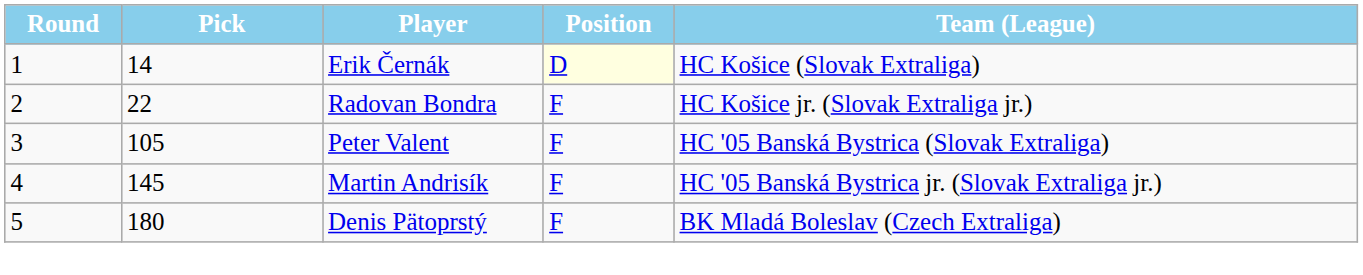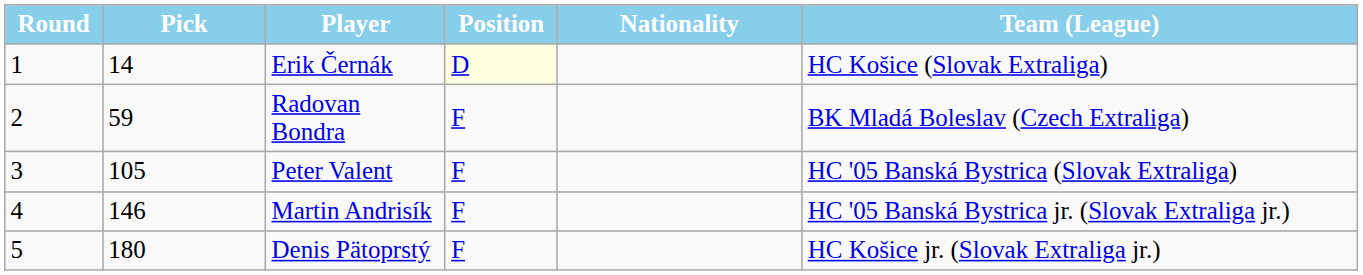+ column: (679, 24)
(140, 103) 22 -> (121, 117) 59
(856, 103) HC Košice jr. (Slovak Extraliga jr.) -> (998, 117) BK Mladá Boleslav (Czech Extraliga)
(146, 182) 145 -> (127, 210) 146
(870, 222) BK Mladá Boleslav (Czech Extraliga) -> (984, 250) HC Košice jr. (Slovak Extraliga jr.)
